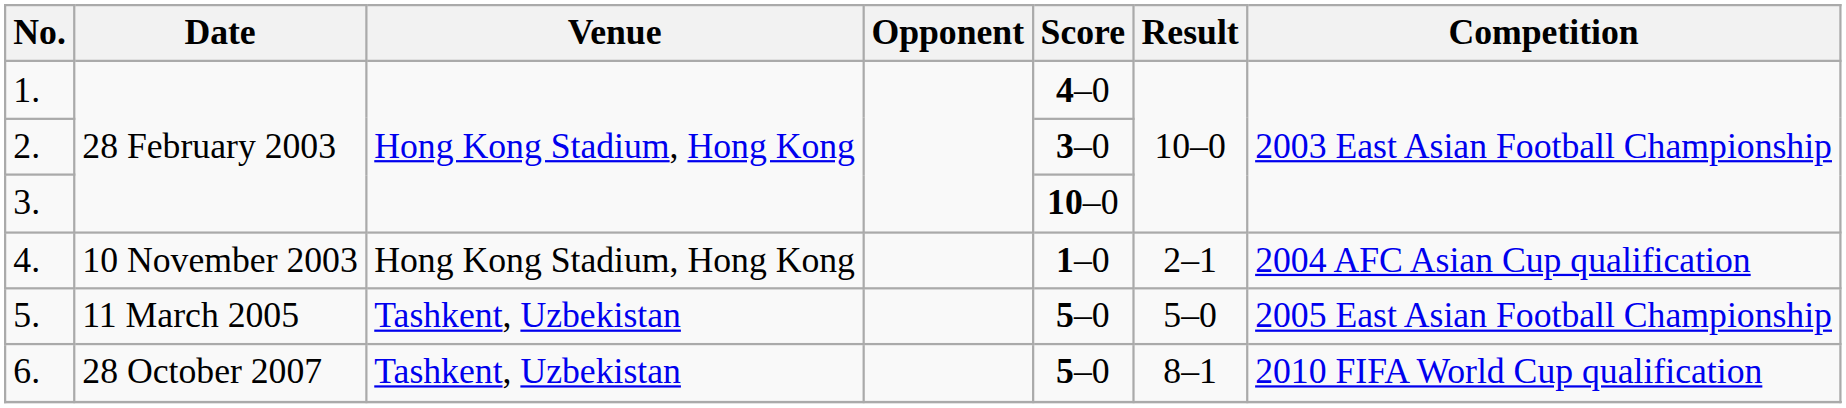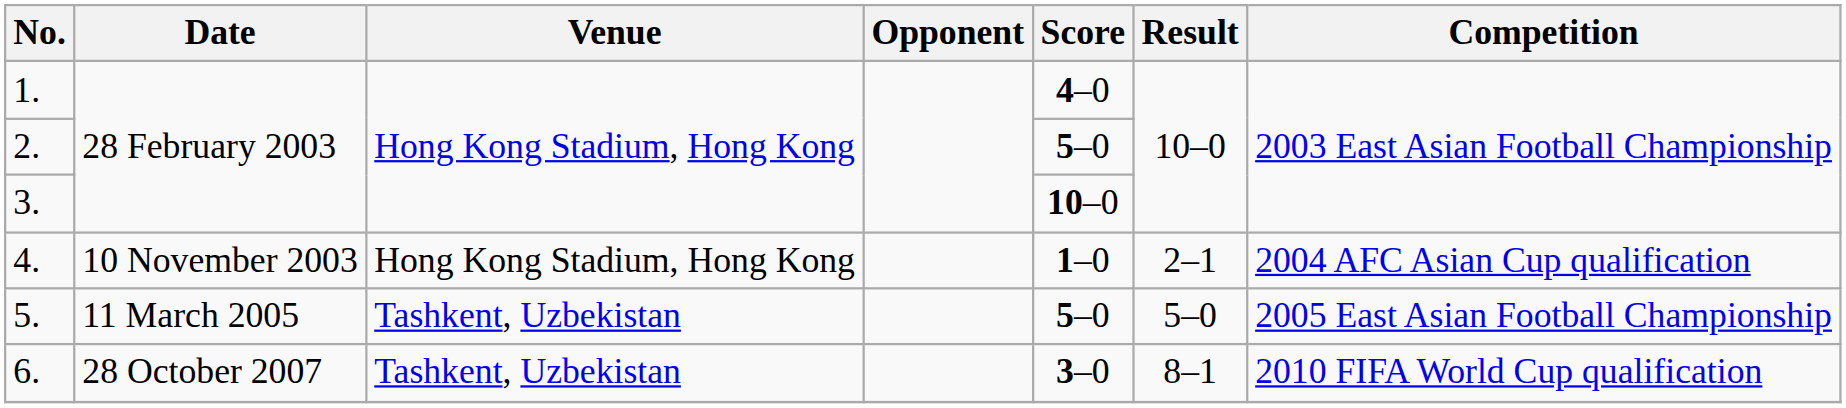(1083, 145) 3–0 -> (1083, 145) 5–0
(1083, 372) 5–0 -> (1083, 372) 3–0
